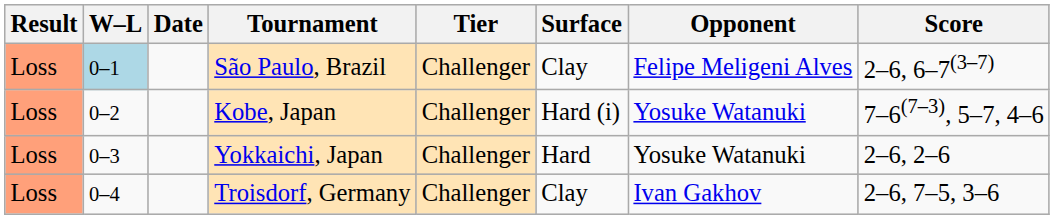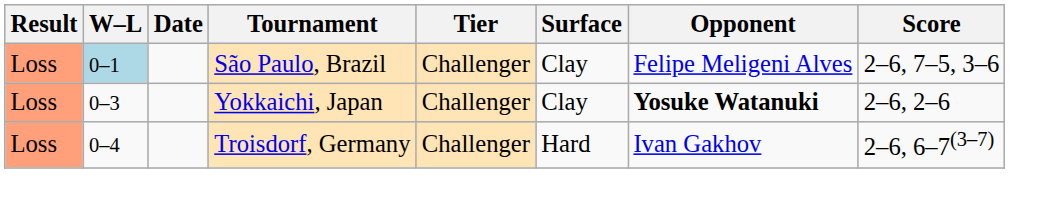(929, 66) 2–6, 6–7(3–7) -> (932, 63) 2–6, 7–5, 3–6
- row: (275, 112)
(566, 154) Hard -> (565, 102) Clay
(720, 154) normal -> (726, 102) bold
(565, 193) Clay -> (566, 144) Hard
(932, 193) 2–6, 7–5, 3–6 -> (929, 144) 2–6, 6–7(3–7)
